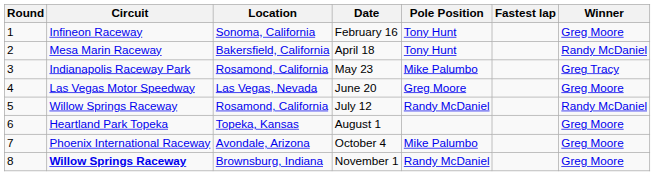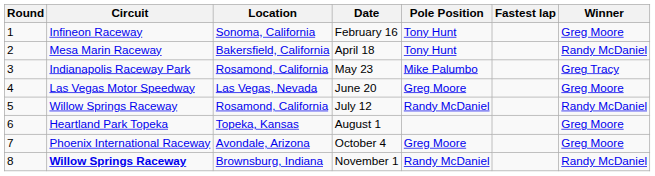(441, 143) Mike Palumbo -> (435, 143) Greg Moore
(592, 161) Greg Moore -> (604, 161) Randy McDaniel
